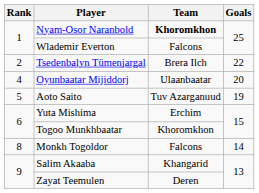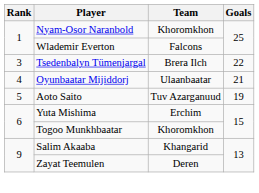(186, 29) bold -> (186, 29) normal
(19, 63) 2 -> (19, 63) 3
(238, 79) 20 -> (238, 79) 21
- row: (72, 146)
